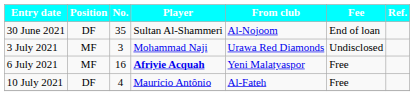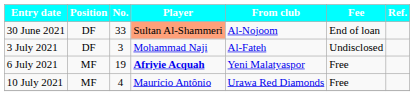(120, 30) 35 -> (120, 30) 33
(178, 30) no background -> (178, 30) lightsalmon background
(89, 47) MF -> (89, 47) DF
(276, 47) Urawa Red Diamonds -> (247, 47) Al-Fateh
(120, 64) 16 -> (120, 64) 19
(89, 82) DF -> (89, 82) MF
(247, 82) Al-Fateh -> (276, 82) Urawa Red Diamonds
